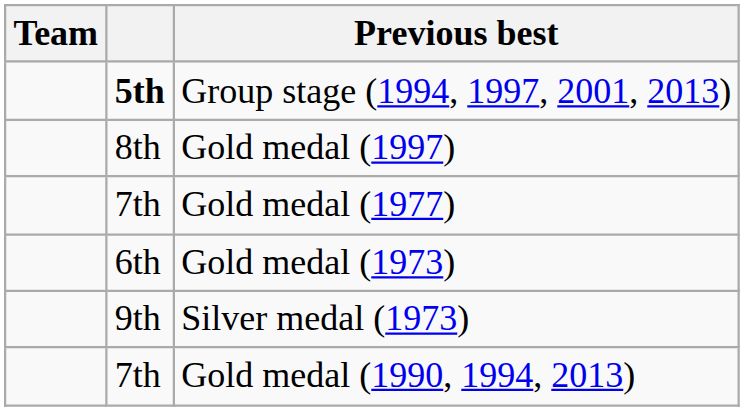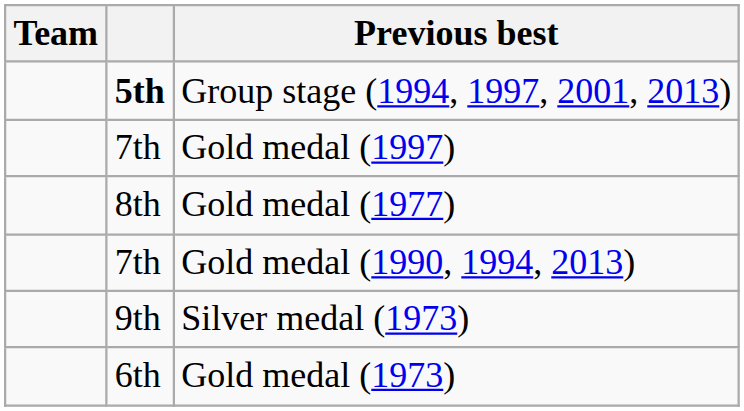(138, 147) 8th -> (138, 147) 7th
(138, 204) 7th -> (138, 204) 8th
rows swapped: (408, 375) <-> (318, 261)
